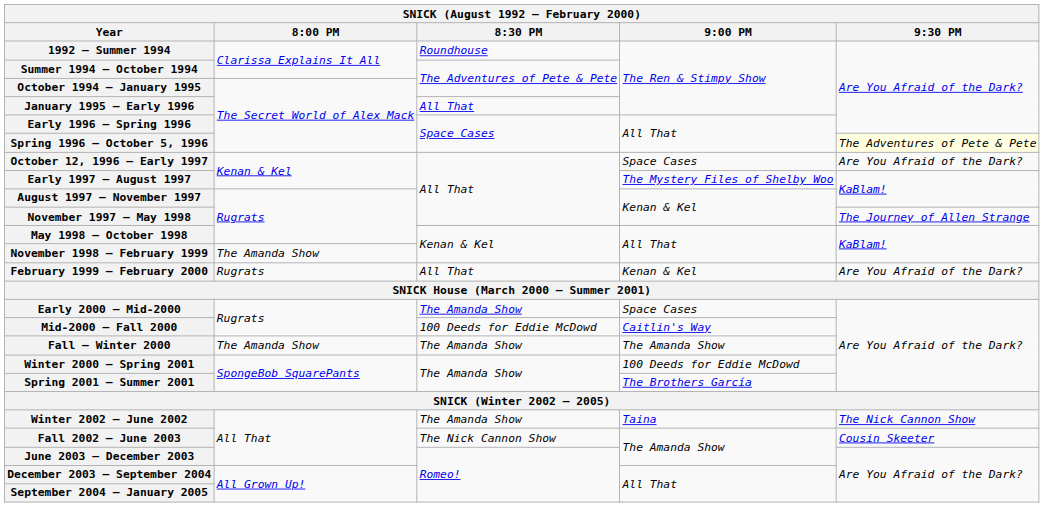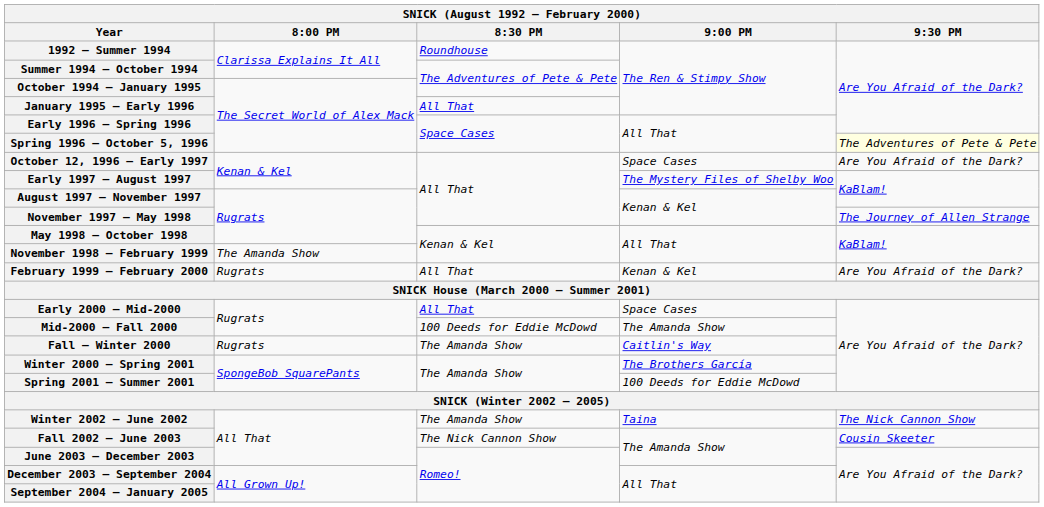(471, 309) The Amanda Show -> (447, 309) All That
(667, 327) Caitlin's Way -> (674, 327) The Amanda Show
(268, 345) The Amanda Show -> (241, 345) Rugrats
(674, 345) The Amanda Show -> (667, 345) Caitlin's Way
(711, 364) 100 Deeds for Eddie McDowd -> (687, 364) The Brothers García
(687, 382) The Brothers García -> (711, 382) 100 Deeds for Eddie McDowd
